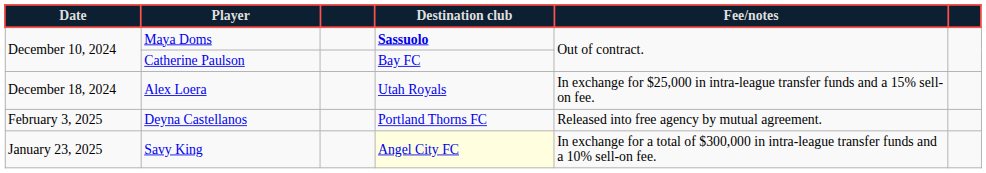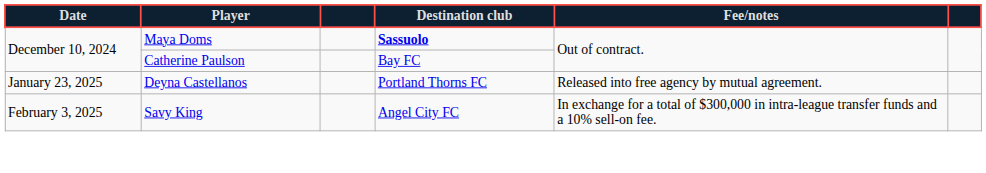- row: (175, 90)
(55, 119) February 3, 2025 -> (55, 82) January 23, 2025
(55, 149) January 23, 2025 -> (55, 112) February 3, 2025
(418, 149) lightyellow background -> (418, 112) no background
